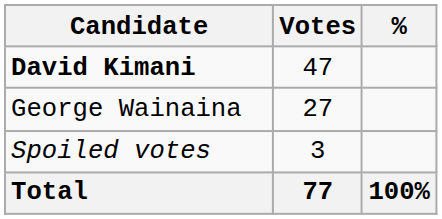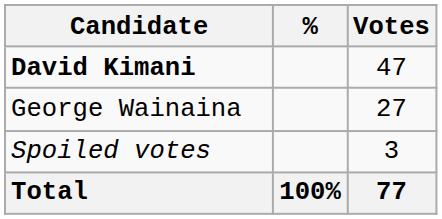columns swapped: (318, 26) <-> (399, 26)
